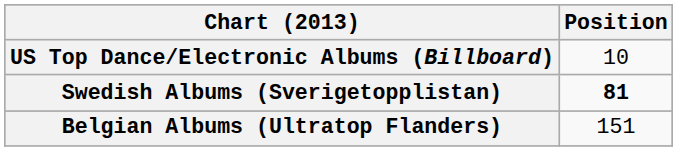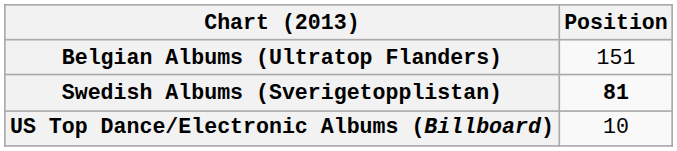rows swapped: (282, 128) <-> (282, 58)
